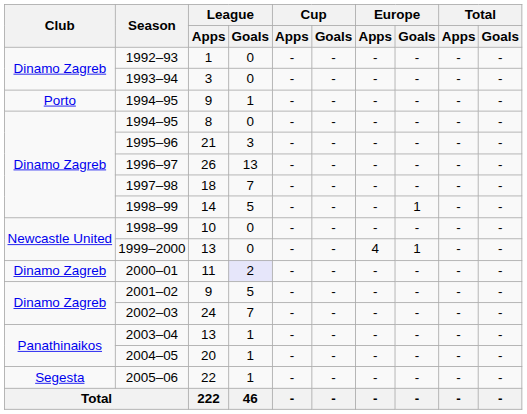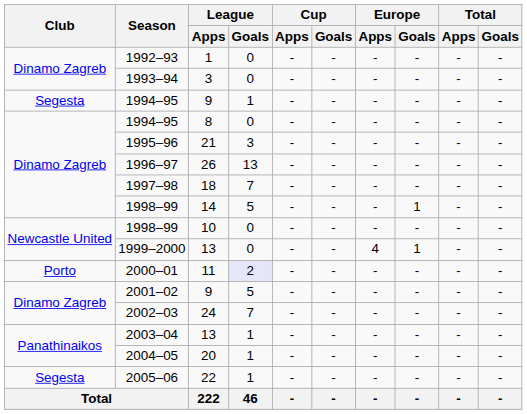(60, 100) Porto -> (60, 100) Segesta
(60, 270) Dinamo Zagreb -> (60, 270) Porto
